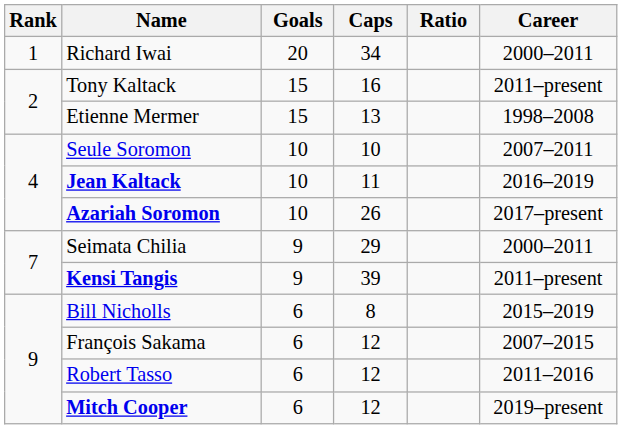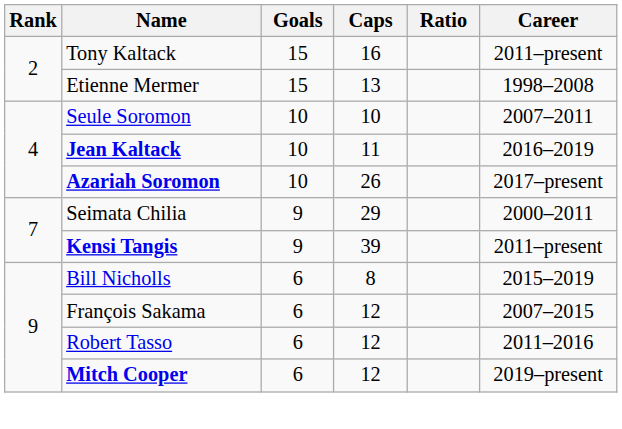- row: (119, 52)
